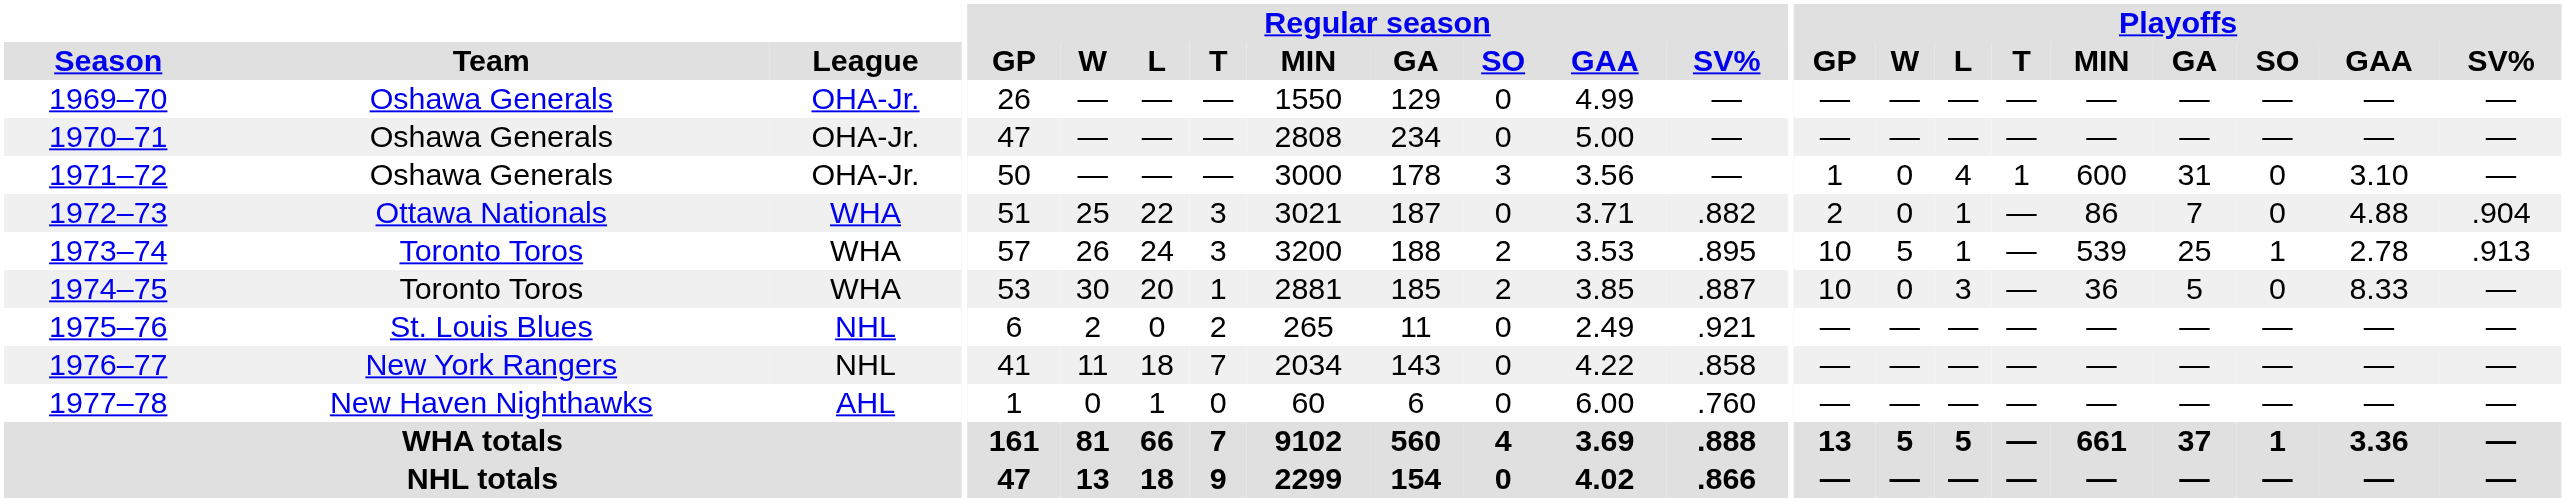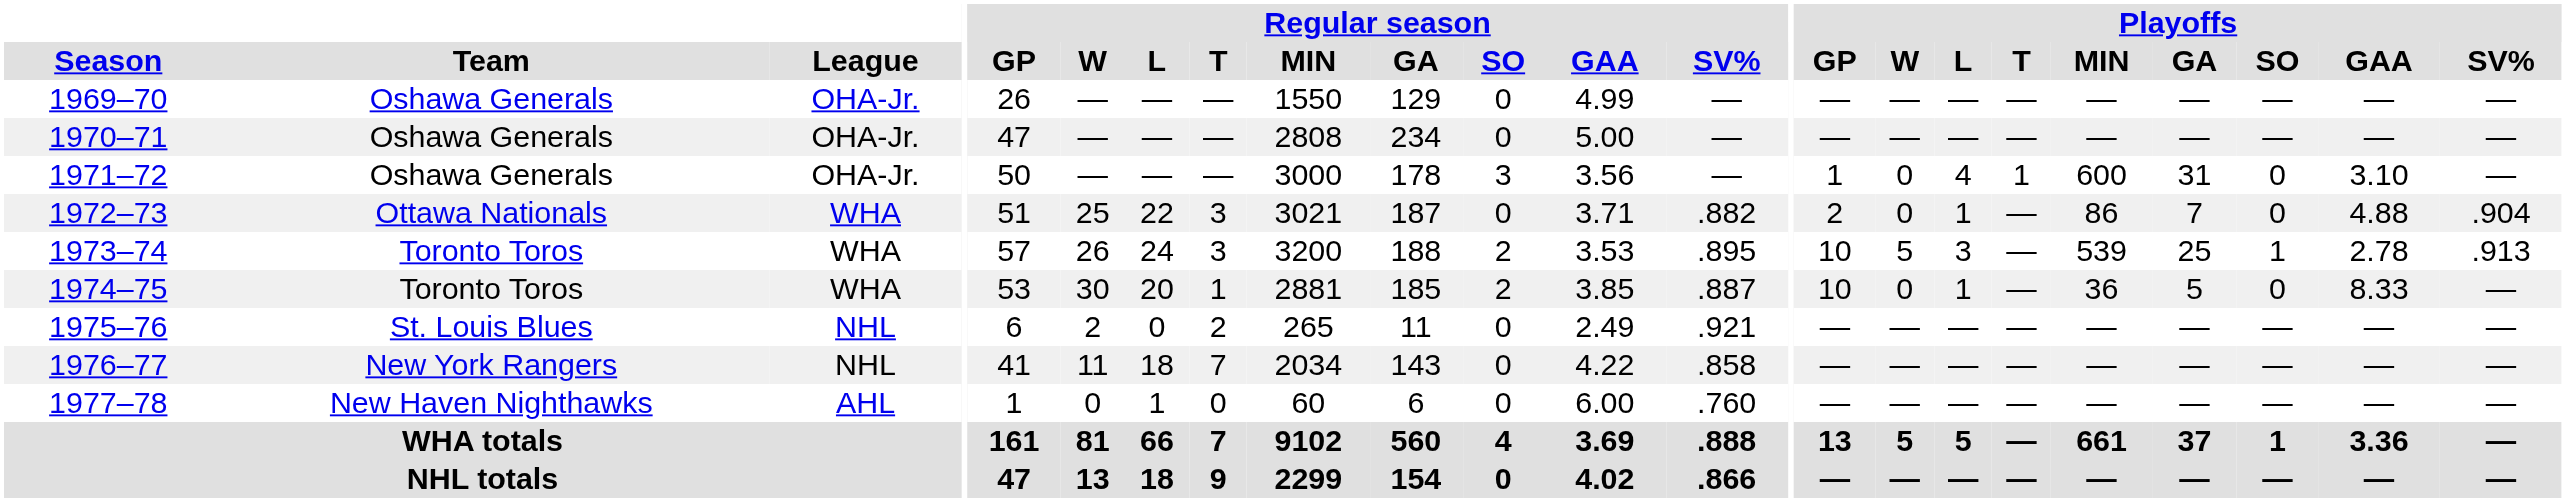(1963, 250) 1 -> (1963, 250) 3
(1963, 288) 3 -> (1963, 288) 1
